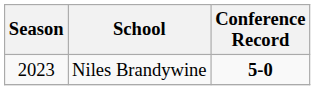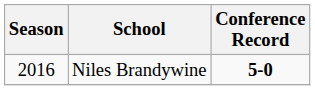(36, 69) 2023 -> (36, 69) 2016
